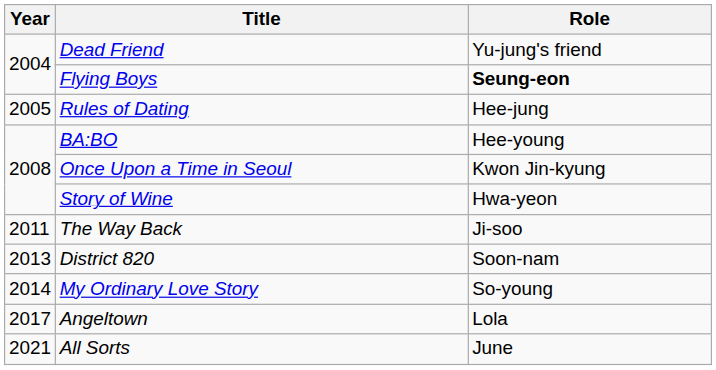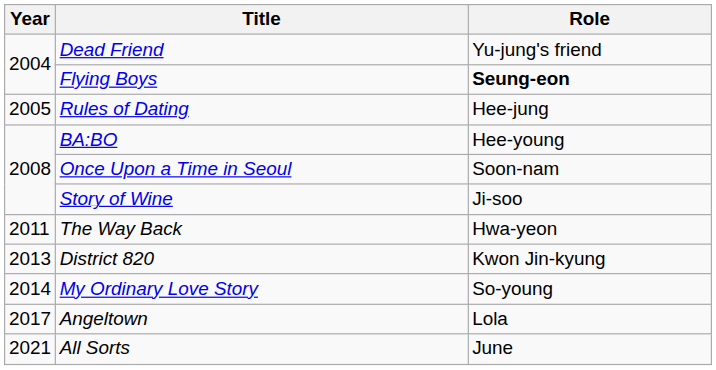(539, 169) Kwon Jin-kyung -> (516, 169) Soon-nam
(515, 199) Hwa-yeon -> (497, 199) Ji-soo
(497, 229) Ji-soo -> (515, 229) Hwa-yeon
(516, 259) Soon-nam -> (539, 259) Kwon Jin-kyung
